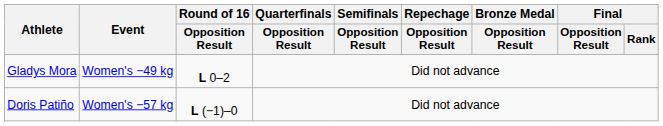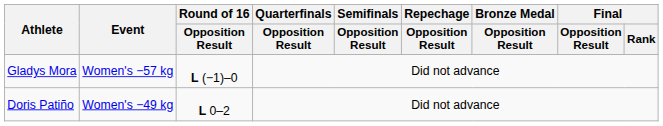(128, 72) Women's −49 kg -> (128, 72) Women's −57 kg
(214, 78) L 0–2 -> (214, 78) L (−1)–0
(128, 105) Women's −57 kg -> (128, 105) Women's −49 kg
(214, 111) L (−1)–0 -> (214, 111) L 0–2
